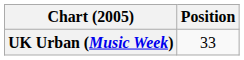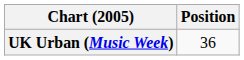(208, 42) 33 -> (208, 42) 36
